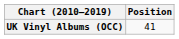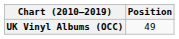(150, 27) 41 -> (150, 27) 49
